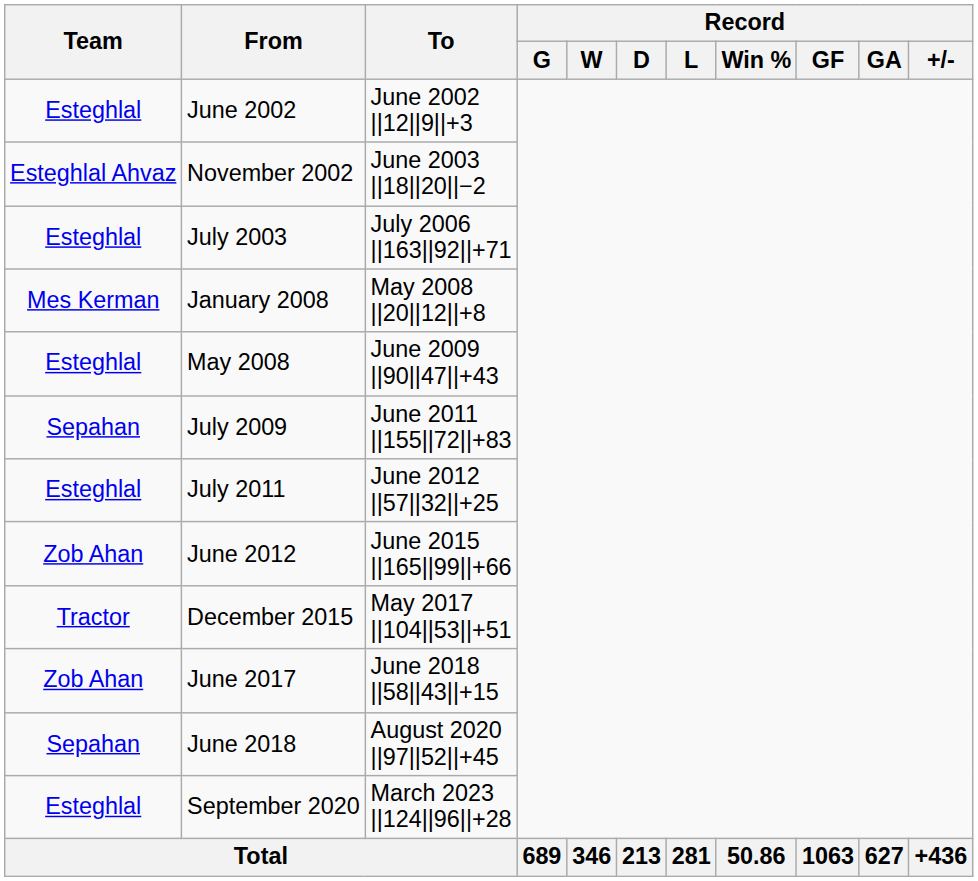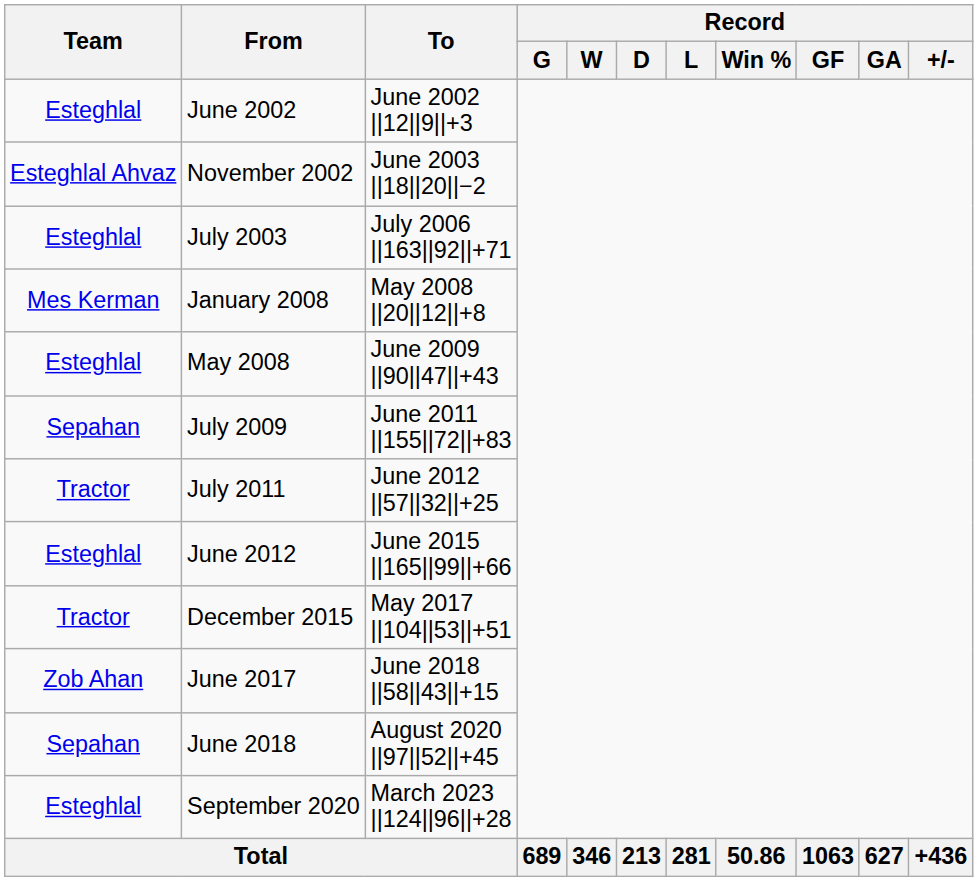(93, 490) Esteghlal -> (93, 490) Tractor
(93, 553) Zob Ahan -> (93, 553) Esteghlal
